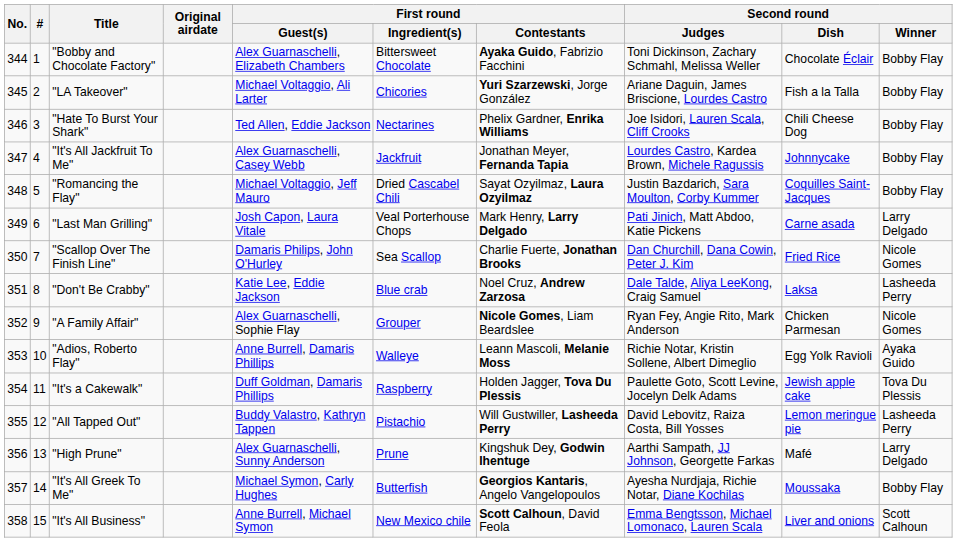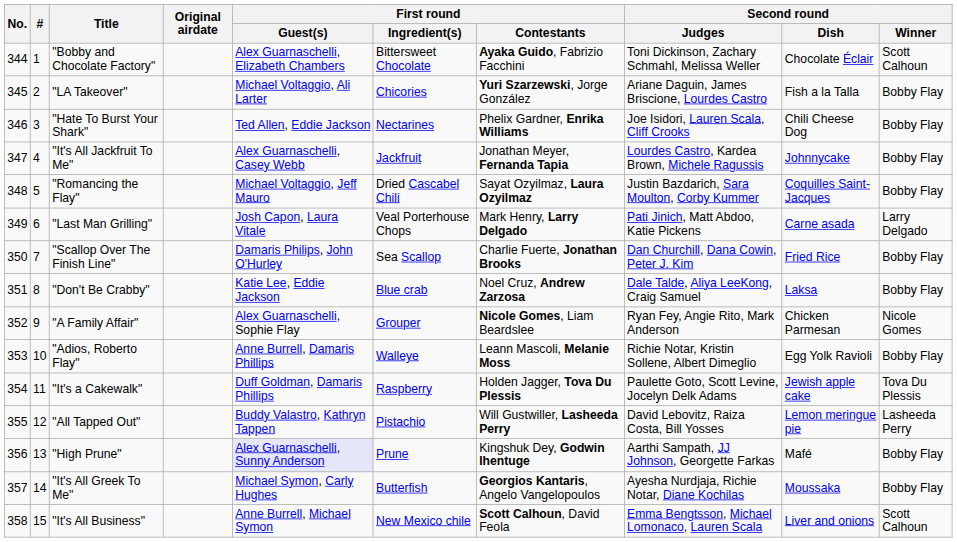(913, 59) Bobby Flay -> (905, 59) Scott Calhoun
(902, 257) Nicole Gomes -> (913, 257) Bobby Flay
(909, 290) Lasheeda Perry -> (913, 290) Bobby Flay
(899, 356) Ayaka Guido -> (913, 356) Bobby Flay
(288, 455) no background -> (288, 455) lavender background
(905, 455) Larry Delgado -> (913, 455) Bobby Flay
